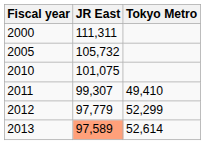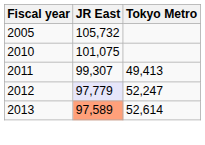- row: (21, 33)
(144, 91) 49,410 -> (144, 71) 49,413
(94, 110) no background -> (94, 91) lavender background
(144, 110) 52,299 -> (144, 91) 52,247
